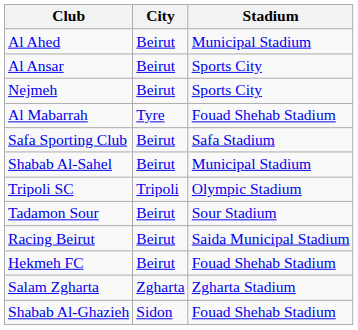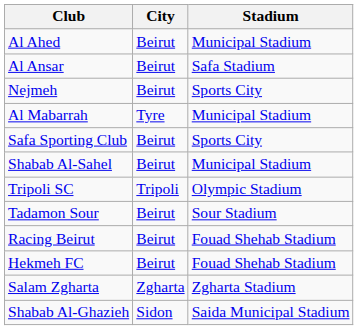(227, 66) Sports City -> (233, 66) Safa Stadium
(264, 115) Fouad Shehab Stadium -> (251, 115) Municipal Stadium
(233, 139) Safa Stadium -> (227, 139) Sports City
(271, 238) Saida Municipal Stadium -> (264, 238) Fouad Shehab Stadium
(264, 312) Fouad Shehab Stadium -> (271, 312) Saida Municipal Stadium
